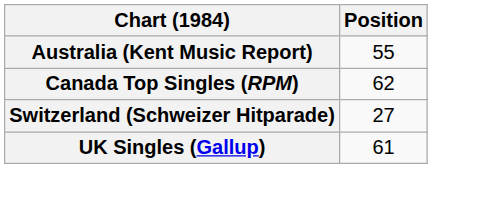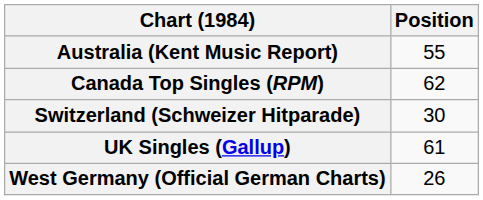(384, 115) 27 -> (434, 115) 30
+ row: (197, 178)
